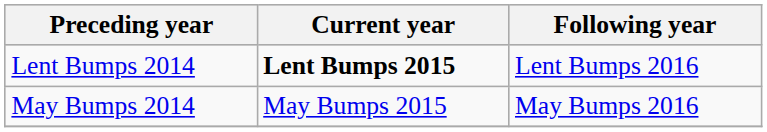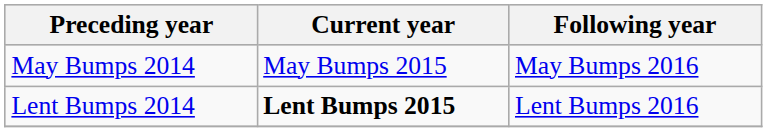rows swapped: (103, 65) <-> (103, 106)
